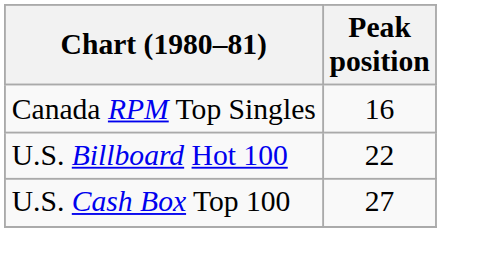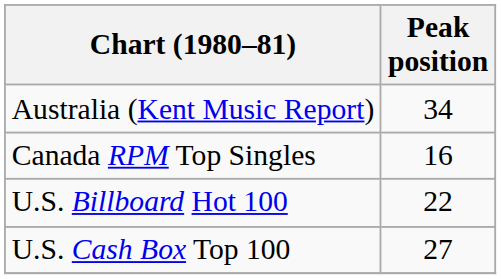+ row: (193, 108)
